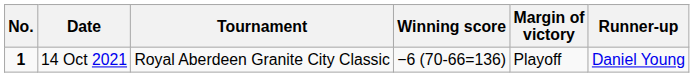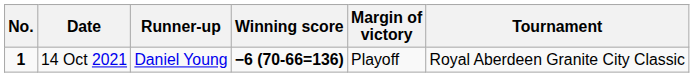columns swapped: (262, 26) <-> (638, 26)
(452, 60) normal -> (289, 60) bold
